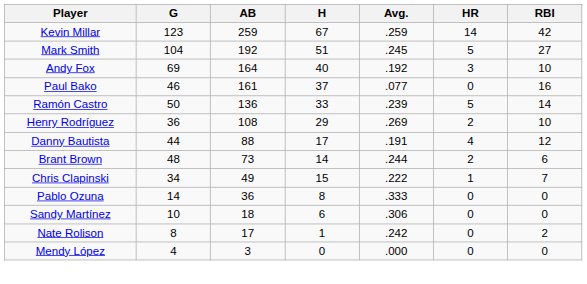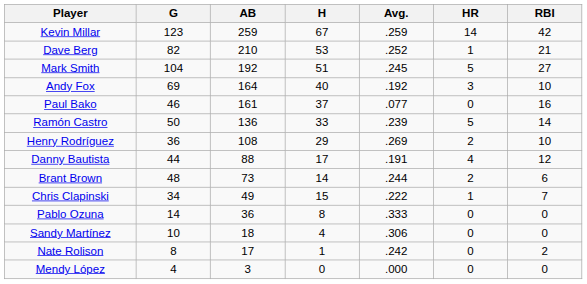+ row: (70, 50)
(322, 214) 6 -> (322, 232) 4
